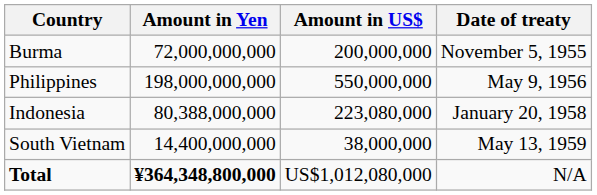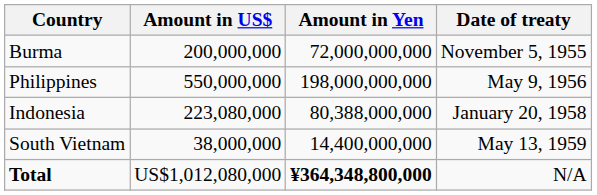columns swapped: (205, 19) <-> (358, 19)
